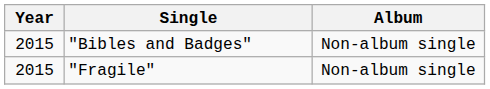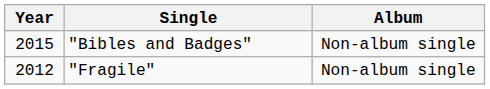(34, 70) 2015 -> (34, 70) 2012
